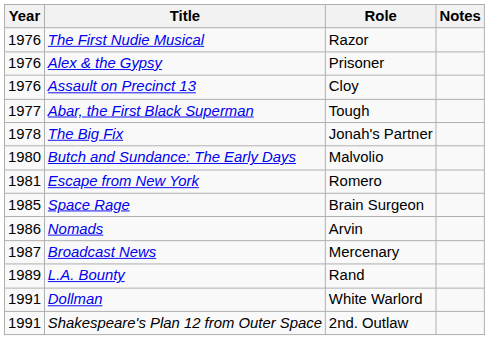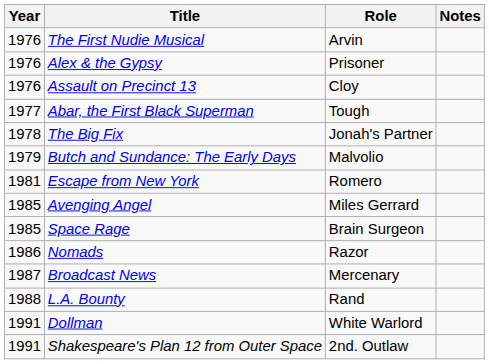(349, 39) Razor -> (346, 39) Arvin
(24, 157) 1980 -> (24, 157) 1979
+ row: (100, 205)
(346, 228) Arvin -> (349, 252) Razor
(24, 275) 1989 -> (24, 299) 1988
